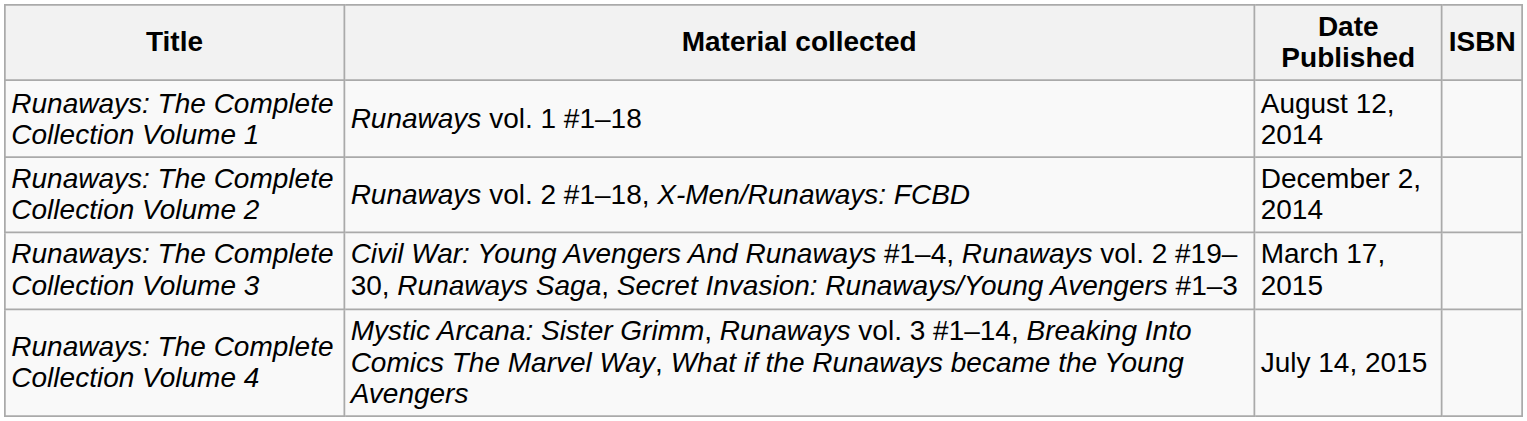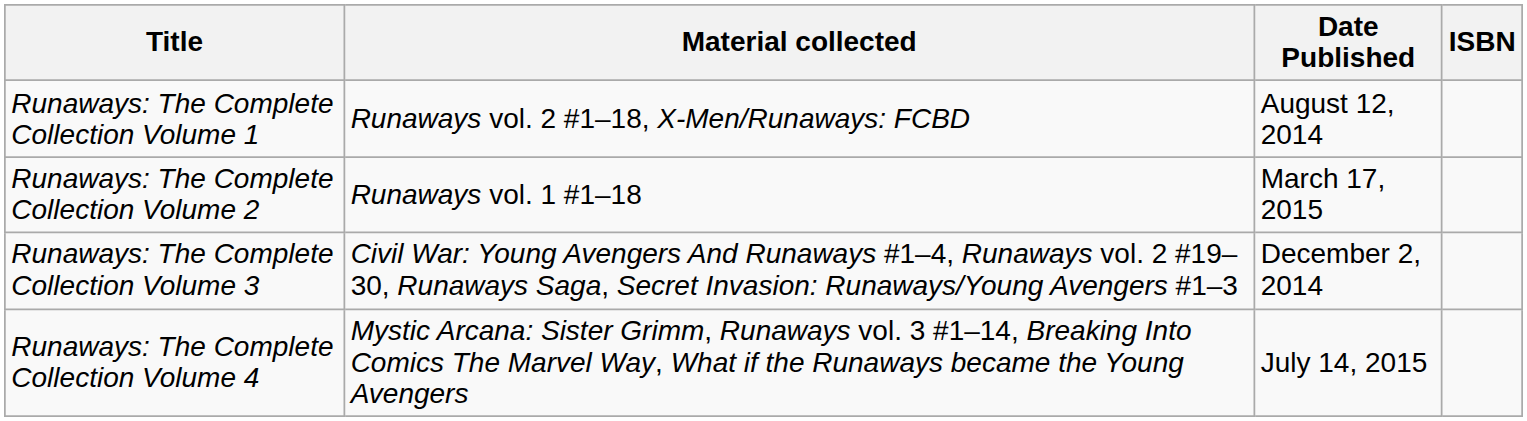(496, 118) Runaways vol. 1 #1–18 -> (660, 118) Runaways vol. 2 #1–18, X-Men/Runaways: FCBD
(660, 194) Runaways vol. 2 #1–18, X-Men/Runaways: FCBD -> (496, 194) Runaways vol. 1 #1–18
(1341, 194) December 2, 2014 -> (1323, 194) March 17, 2015
(1323, 270) March 17, 2015 -> (1341, 270) December 2, 2014
